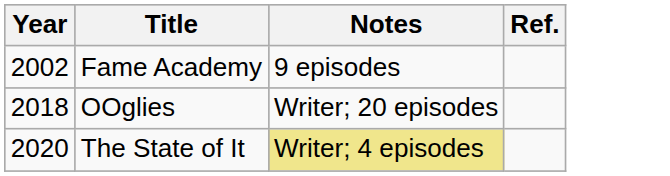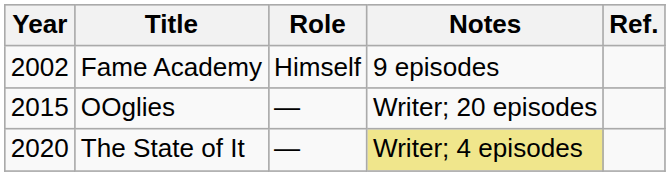+ column: (318, 25)
(40, 107) 2018 -> (40, 107) 2015
